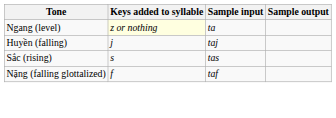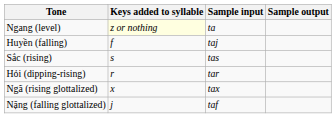(112, 43) j -> (112, 43) f
+ row: (46, 74)
+ row: (52, 89)
(112, 74) f -> (112, 105) j
